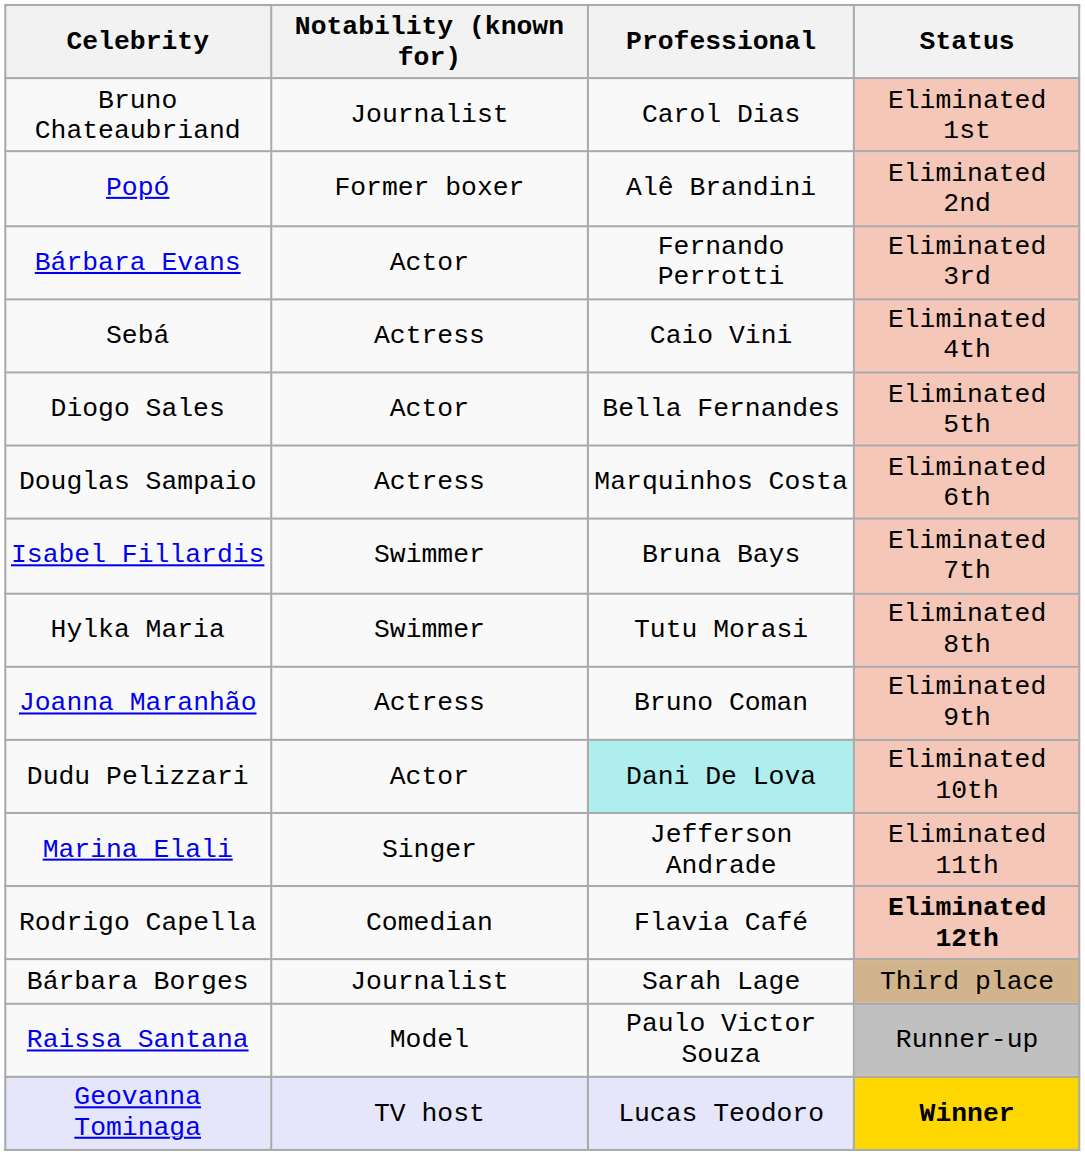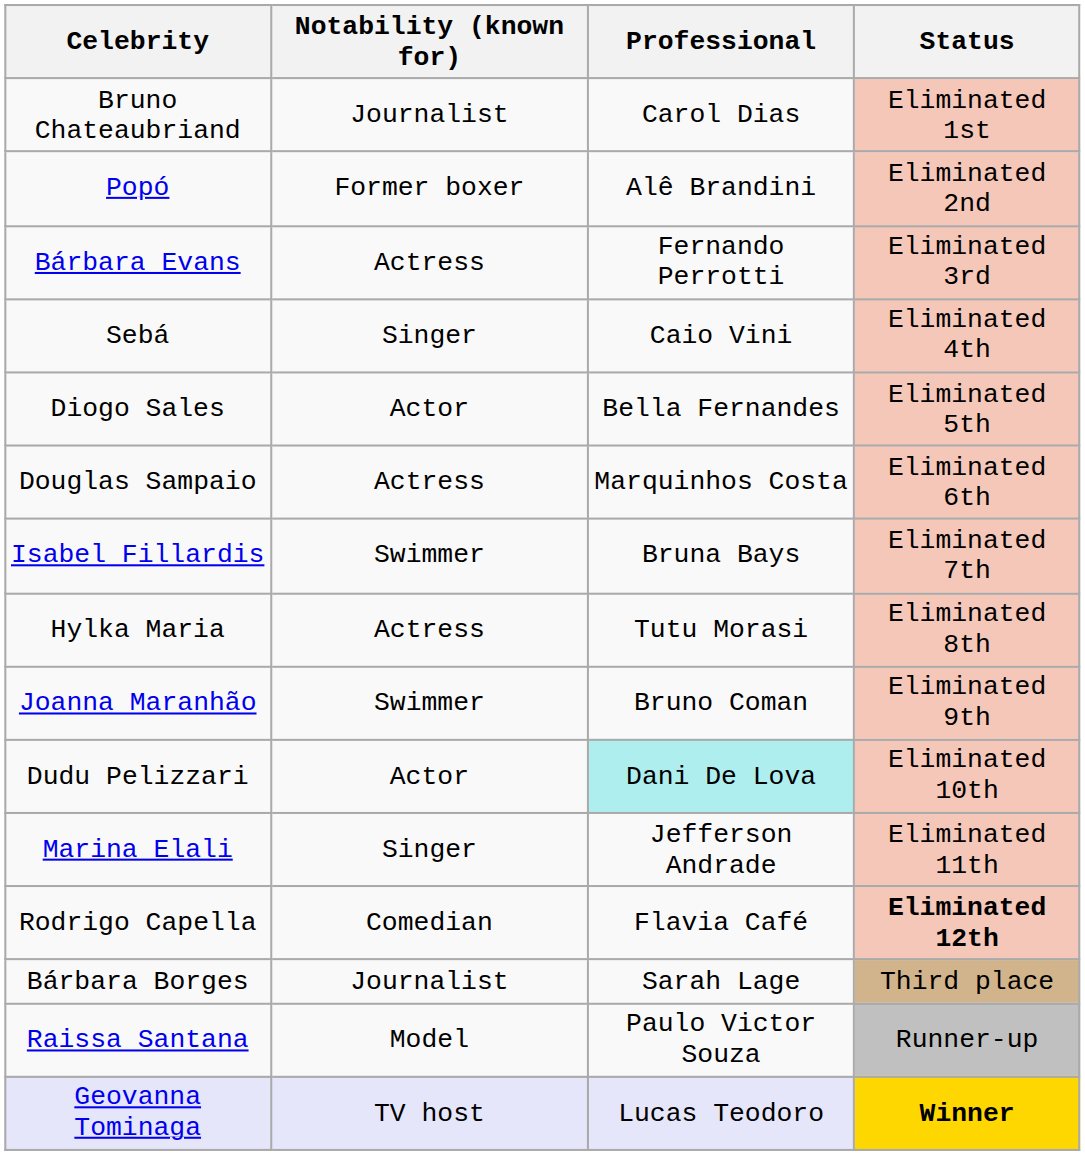(429, 262) Actor -> (429, 262) Actress
(429, 336) Actress -> (429, 336) Singer
(429, 629) Swimmer -> (429, 629) Actress
(429, 703) Actress -> (429, 703) Swimmer
